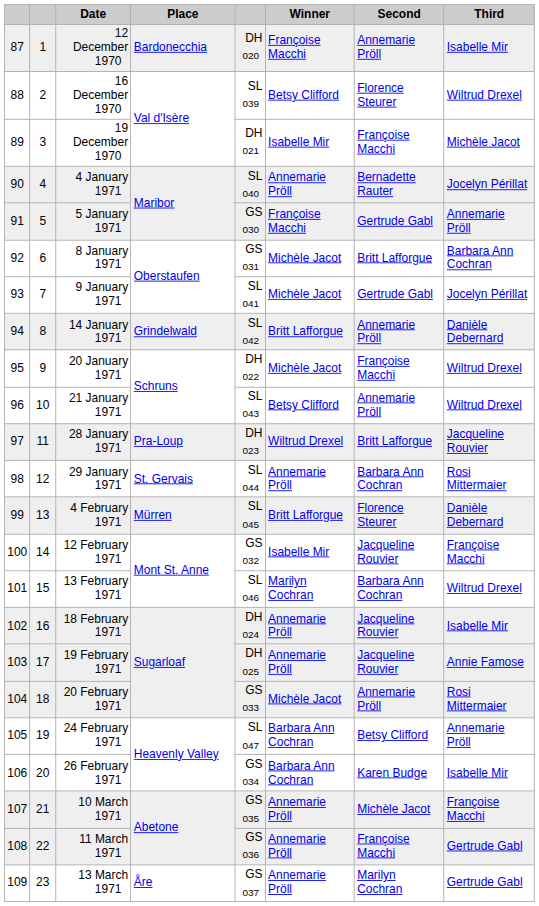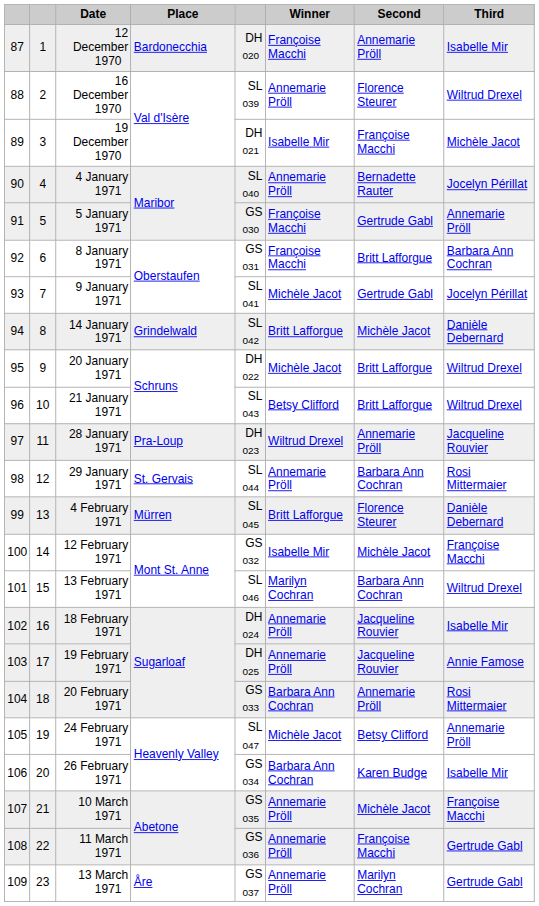(304, 94) Betsy Clifford -> (297, 94) Annemarie Pröll
(305, 257) Michèle Jacot -> (294, 257) Françoise Macchi
(386, 331) Annemarie Pröll -> (394, 331) Michèle Jacot
(383, 368) Françoise Macchi -> (395, 368) Britt Lafforgue
(386, 404) Annemarie Pröll -> (395, 404) Britt Lafforgue
(395, 441) Britt Lafforgue -> (386, 441) Annemarie Pröll
(386, 552) Jacqueline Rouvier -> (394, 552) Michèle Jacot
(305, 699) Michèle Jacot -> (301, 699) Barbara Ann Cochran
(301, 735) Barbara Ann Cochran -> (305, 735) Michèle Jacot
